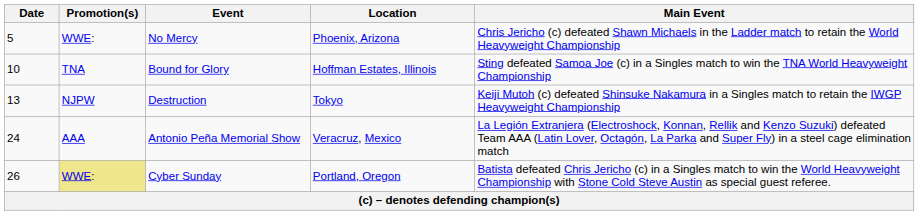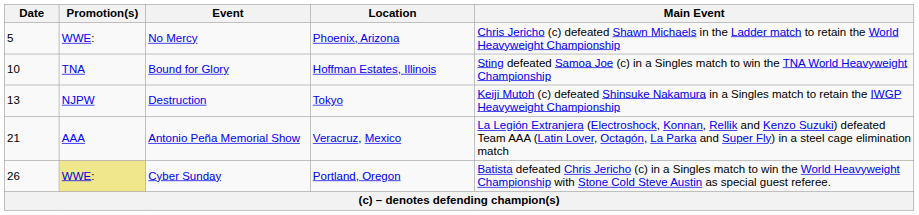(13, 138) 24 -> (13, 138) 21
